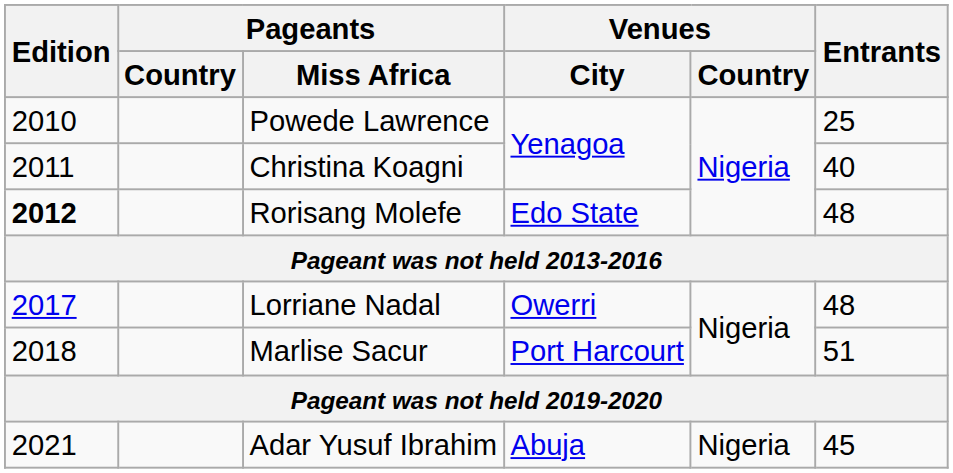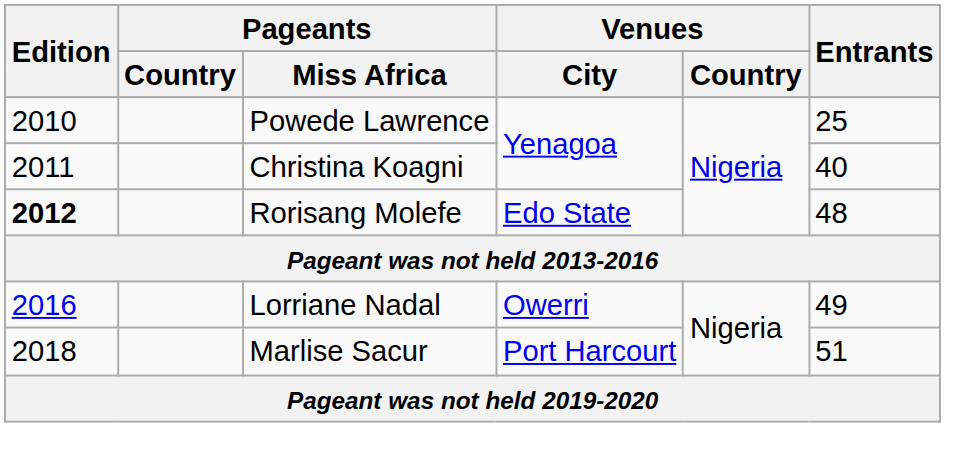(44, 305) 2017 -> (44, 305) 2016
(839, 305) 48 -> (831, 305) 49
- row: (373, 444)
